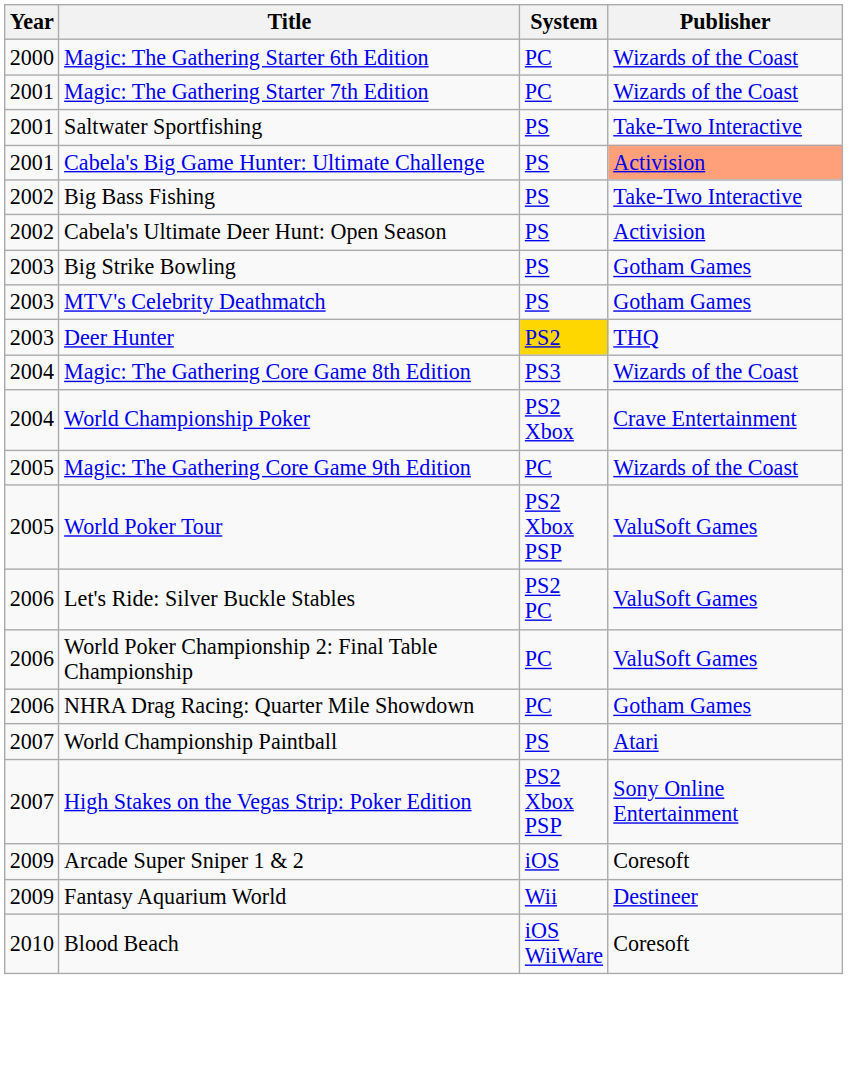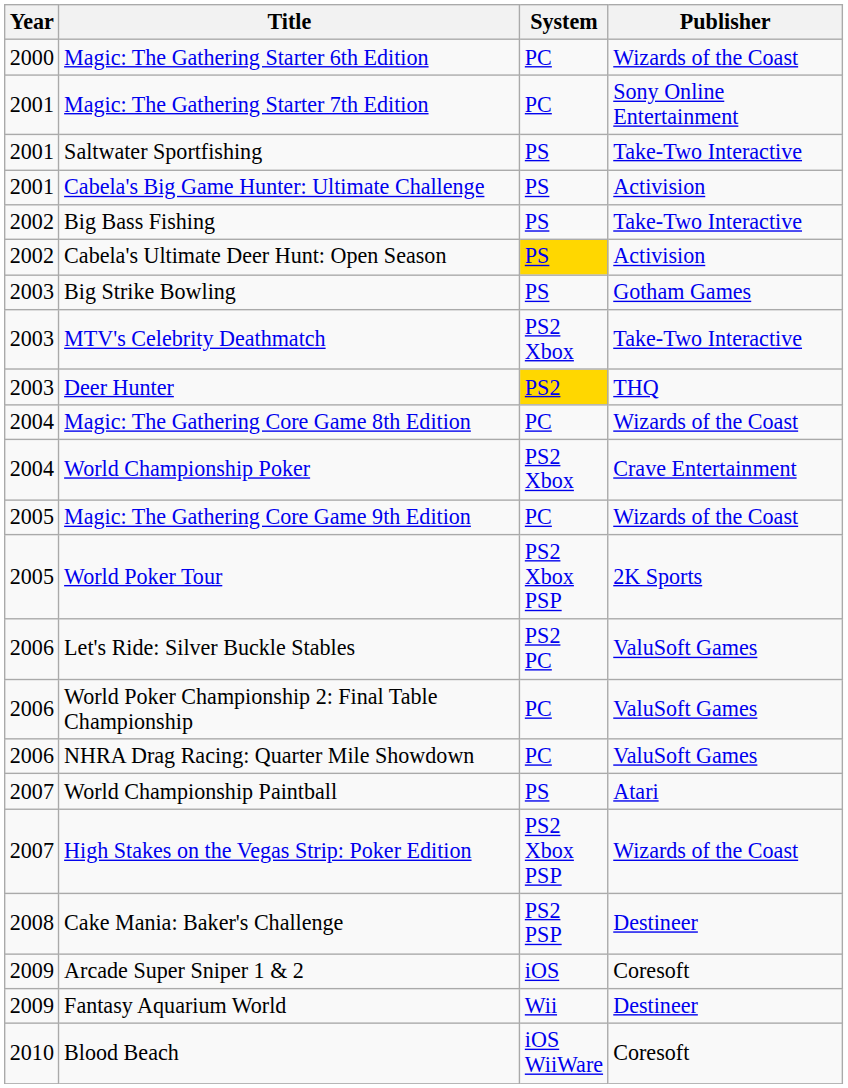(706, 92) Wizards of the Coast -> (676, 104) Sony Online Entertainment
(659, 162) lightsalmon background -> (659, 186) no background
(537, 232) no background -> (537, 256) gold background
(537, 302) PS -> (549, 339) PS2 Xbox
(682, 302) Gotham Games -> (708, 339) Take-Two Interactive
(543, 372) PS3 -> (538, 421) PC
(685, 526) ValuSoft Games -> (658, 576) 2K Sports
(682, 706) Gotham Games -> (685, 756) ValuSoft Games
(676, 801) Sony Online Entertainment -> (706, 851) Wizards of the Coast
+ row: (204, 923)
